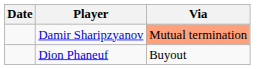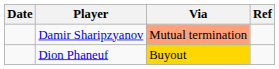+ column: (262, 14)
(168, 54) no background -> (168, 54) gold background
